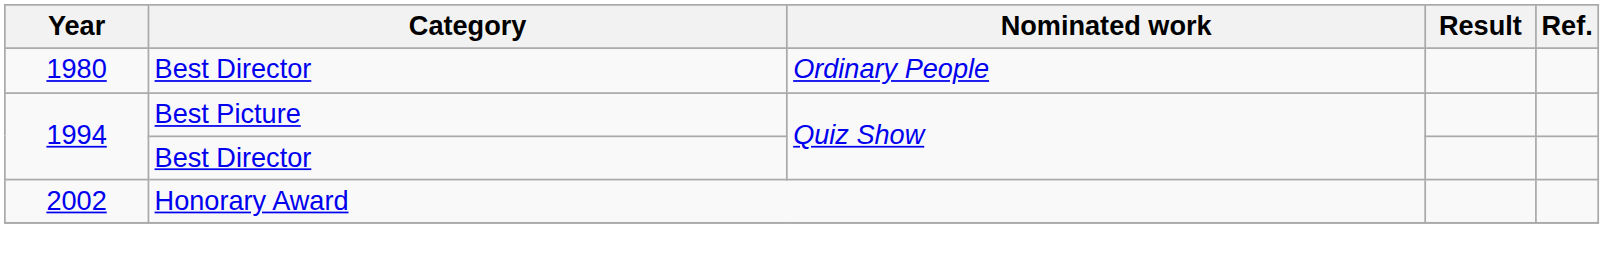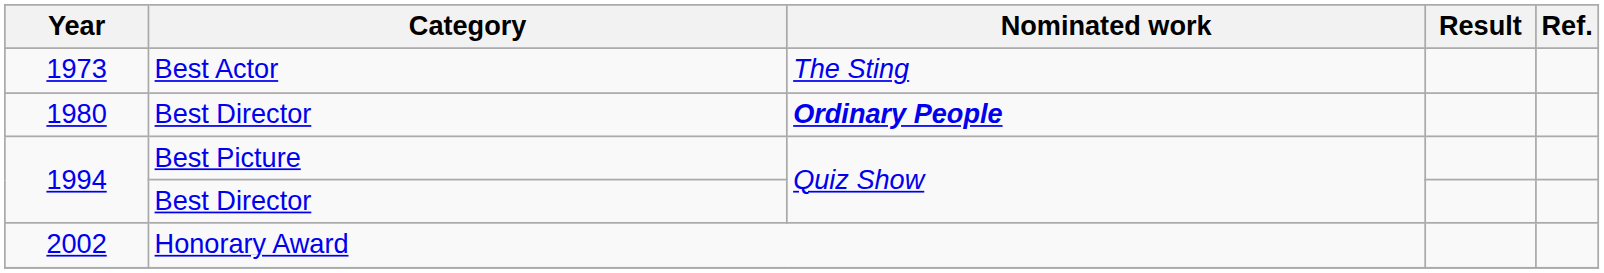+ row: (77, 69)
(891, 69) normal -> (898, 113) bold
